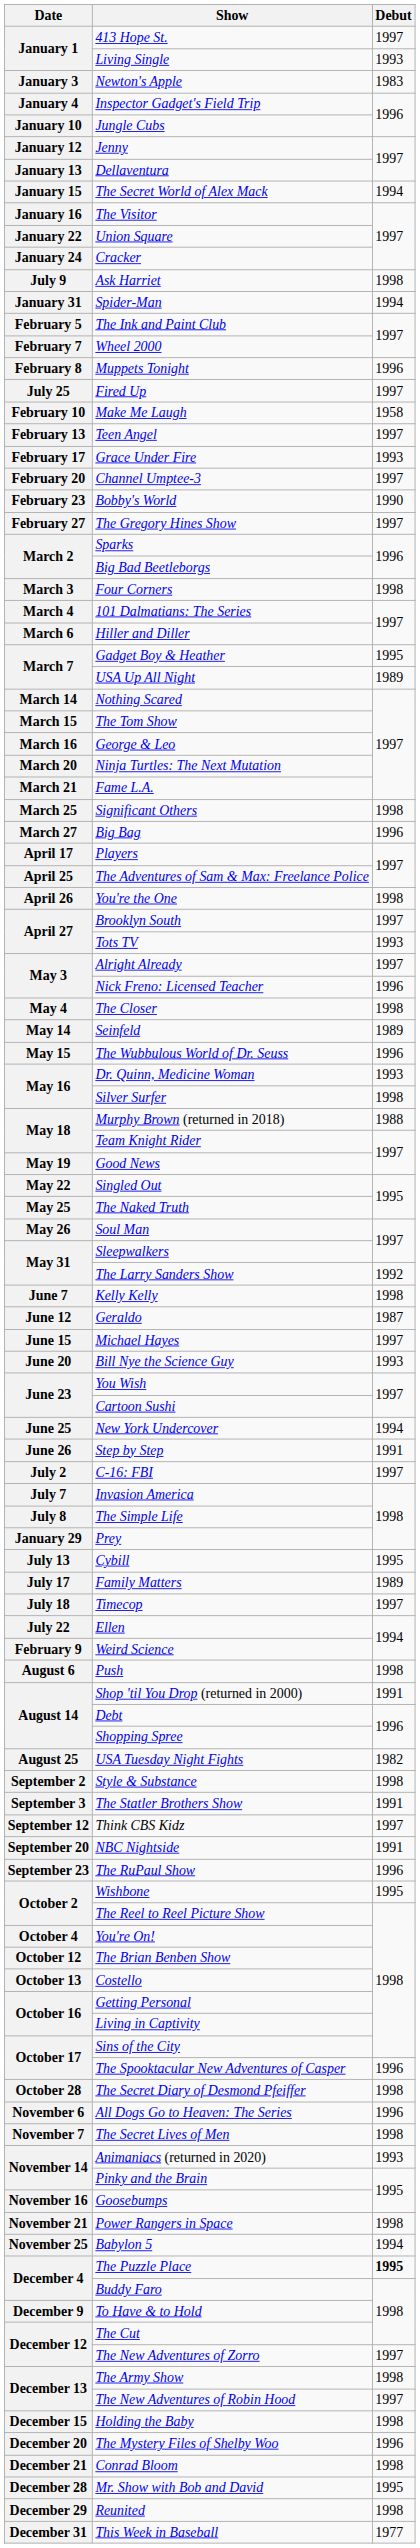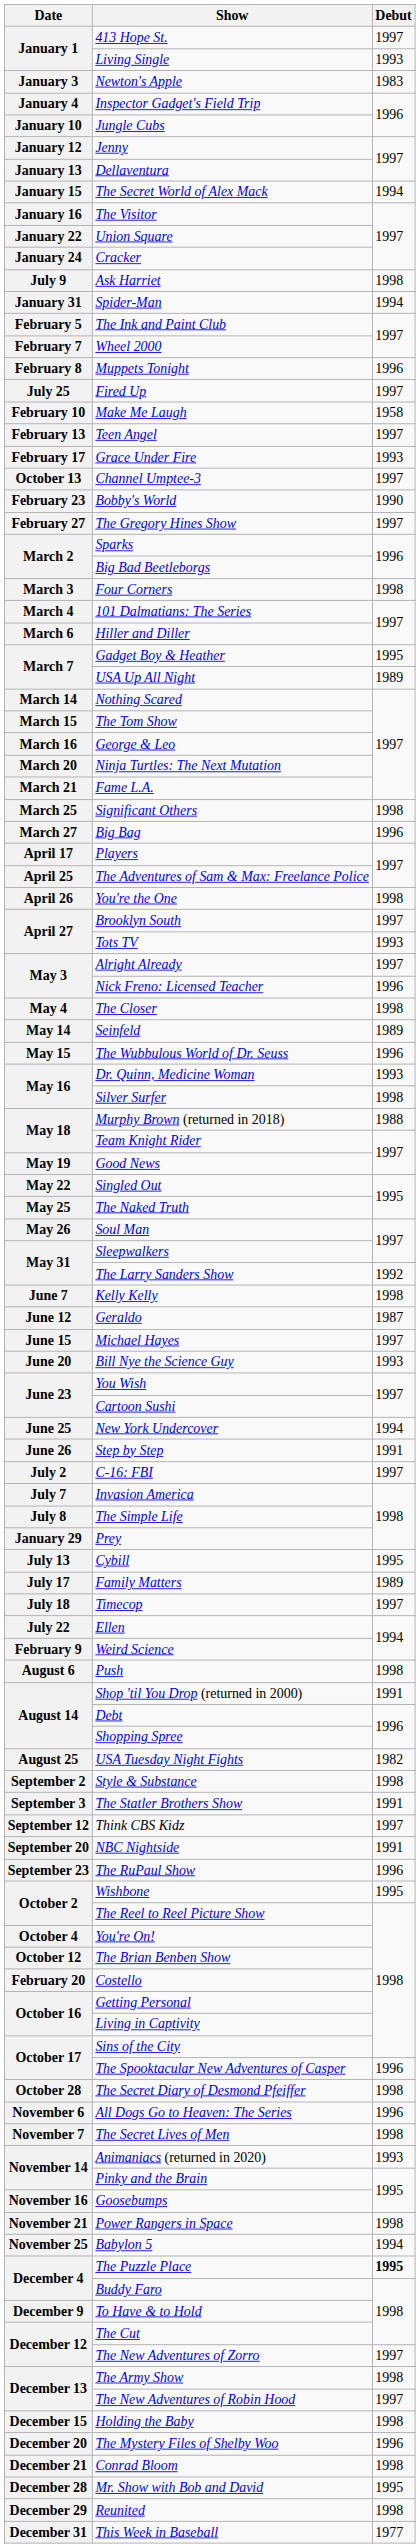(48, 479) February 20 -> (48, 479) October 13
(48, 1980) October 13 -> (48, 1980) February 20
